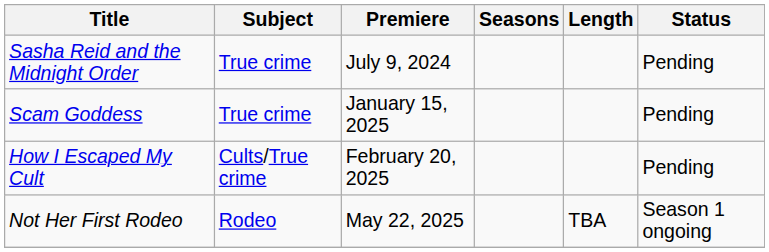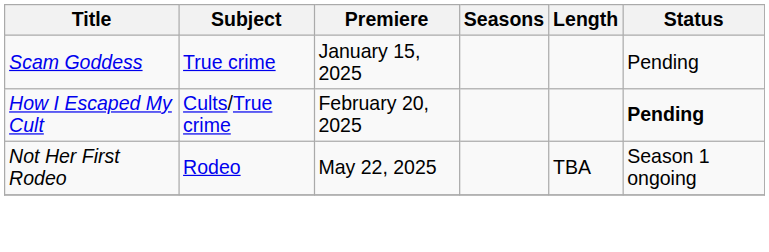- row: (95, 61)
(678, 167) normal -> (666, 114) bold
